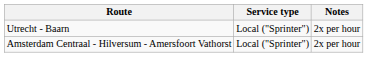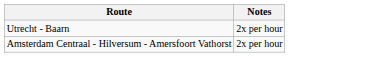- column: (273, 12)
